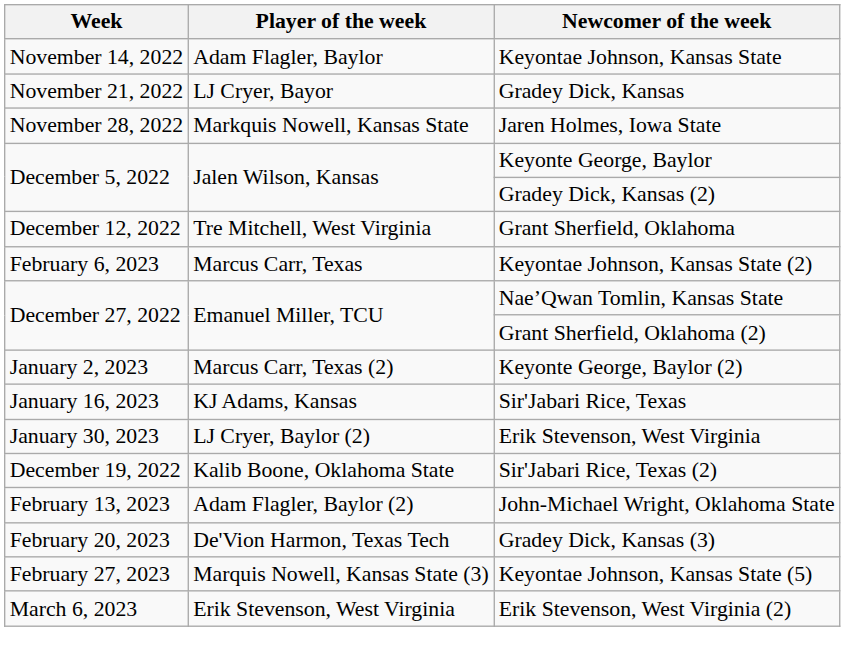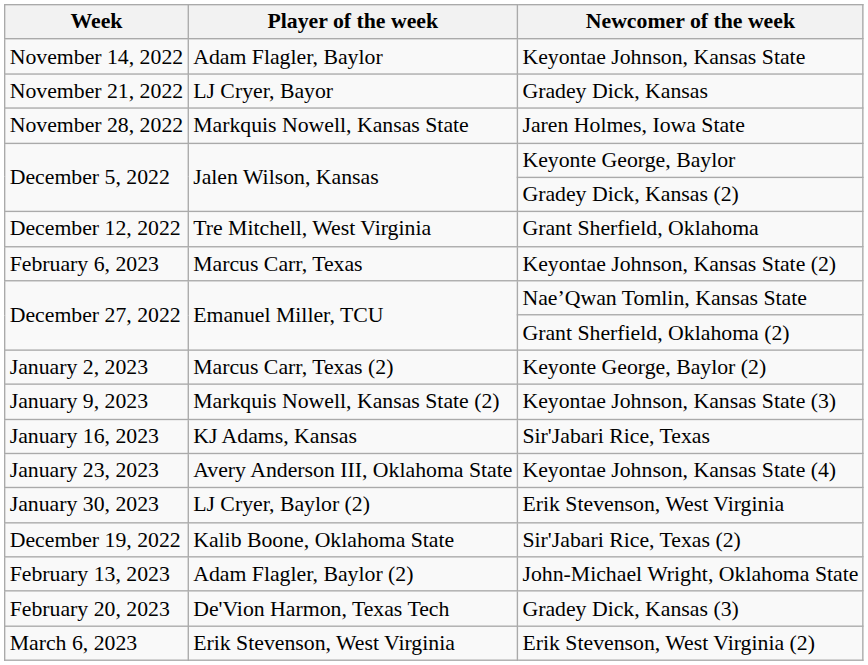+ row: (679, 401)
+ row: (679, 470)
- row: (656, 573)
